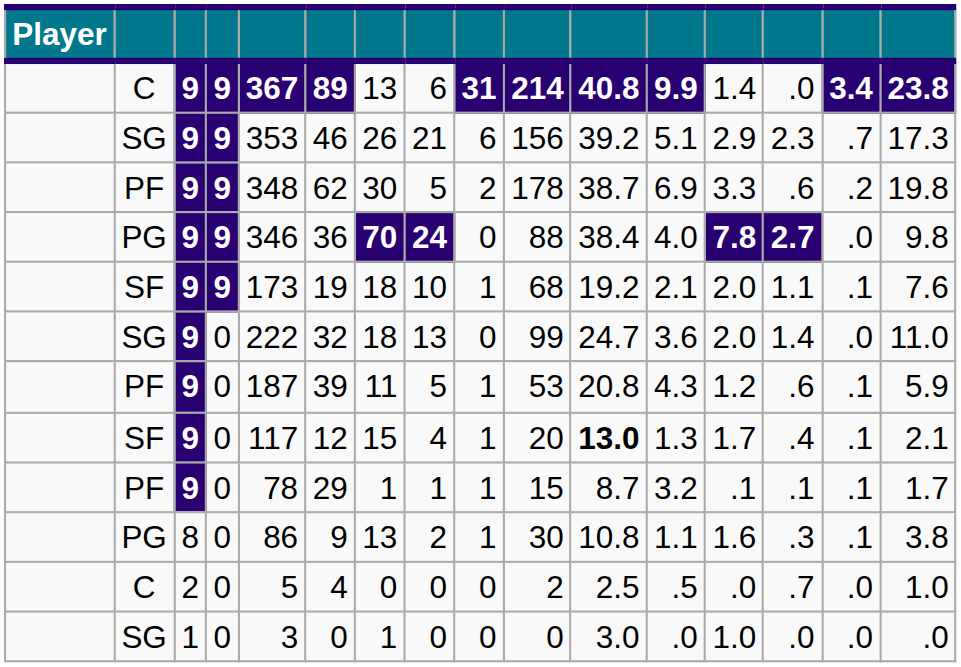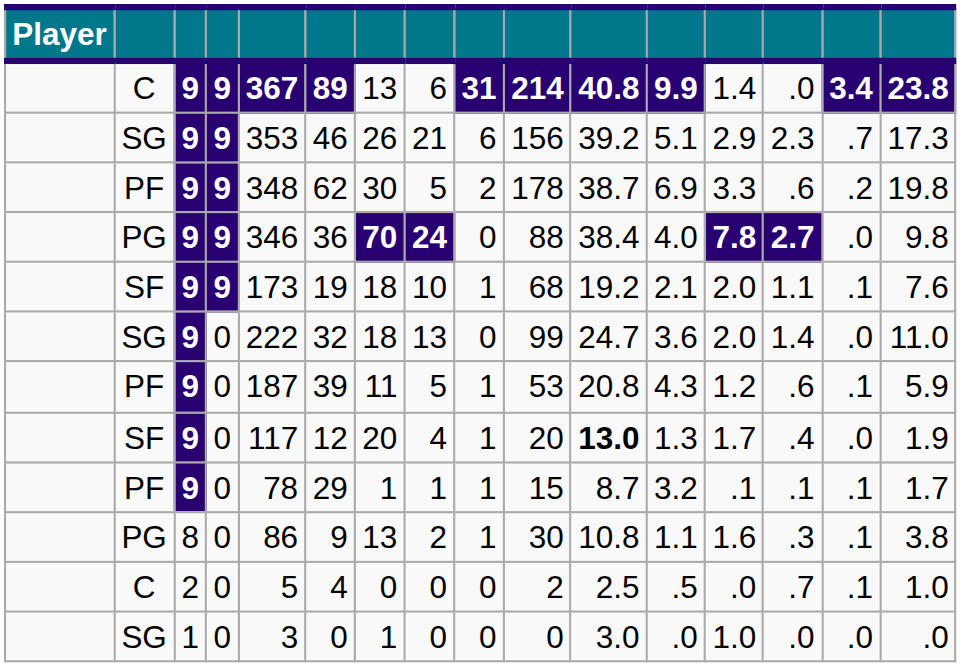(380, 437) 15 -> (380, 437) 20
(860, 437) .1 -> (860, 437) .0
(927, 437) 2.1 -> (927, 437) 1.9
(860, 586) .0 -> (860, 586) .1
